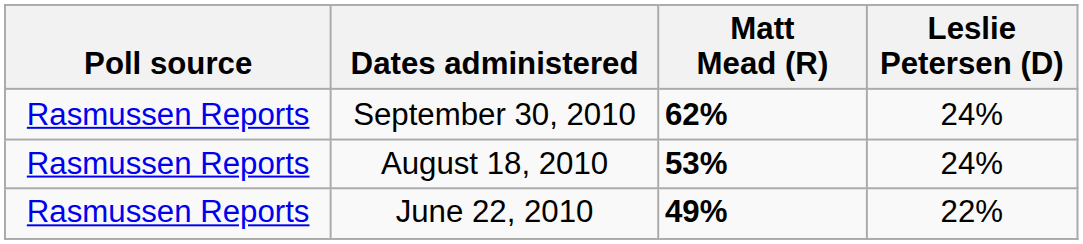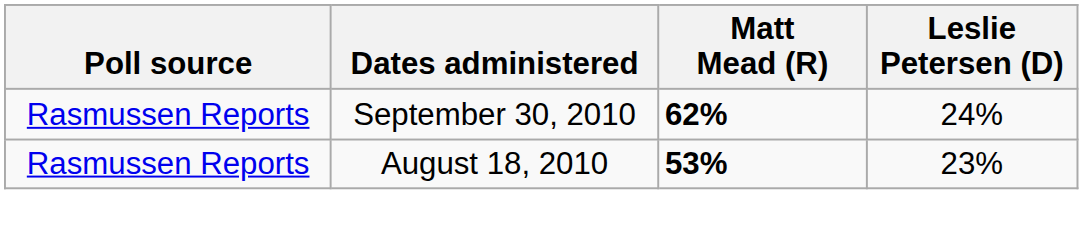(972, 163) 24% -> (972, 163) 23%
- row: (495, 212)
